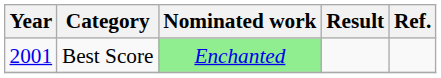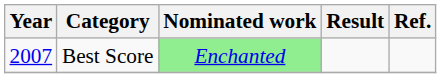(31, 55) 2001 -> (31, 55) 2007
